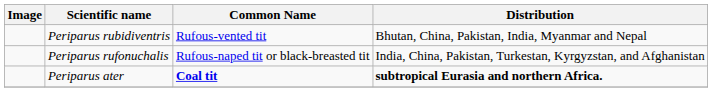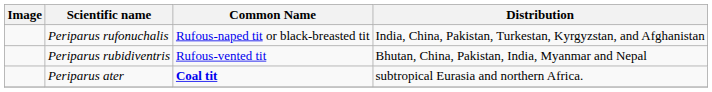rows swapped: (108, 55) <-> (109, 35)
(489, 76) bold -> (479, 76) normal
